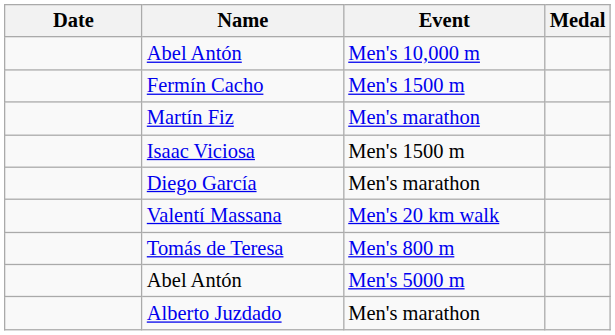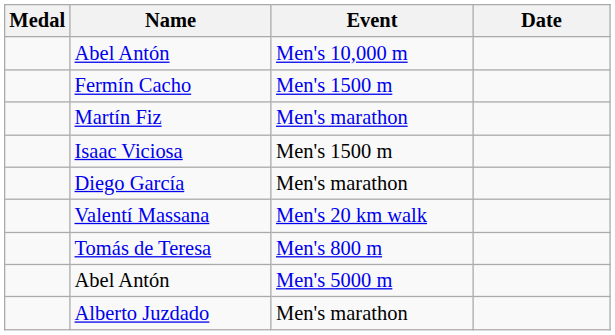columns swapped: (578, 20) <-> (73, 20)
